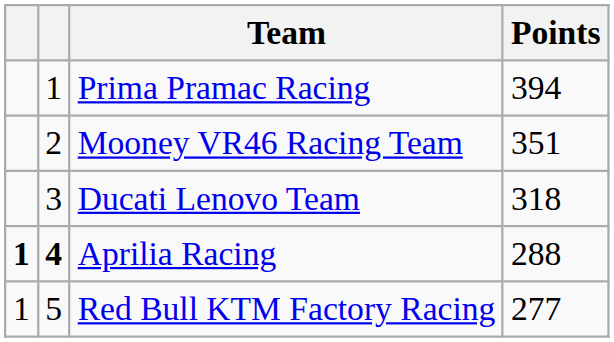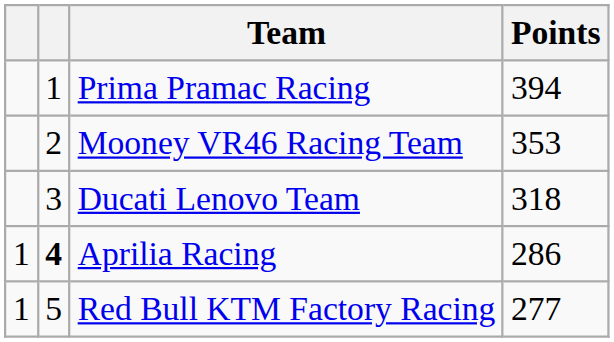(536, 143) 351 -> (536, 143) 353
(21, 253) bold -> (21, 253) normal
(536, 253) 288 -> (536, 253) 286
